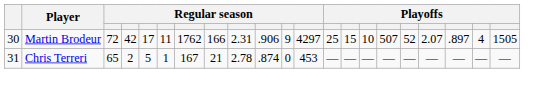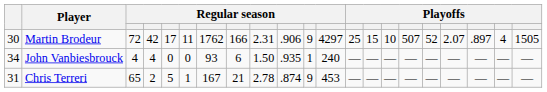+ row: (74, 58)
(288, 58) 0 -> (310, 77) 9
